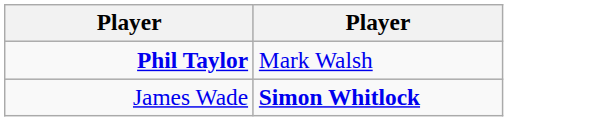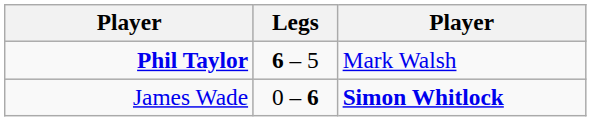+ column: (295, 23)
